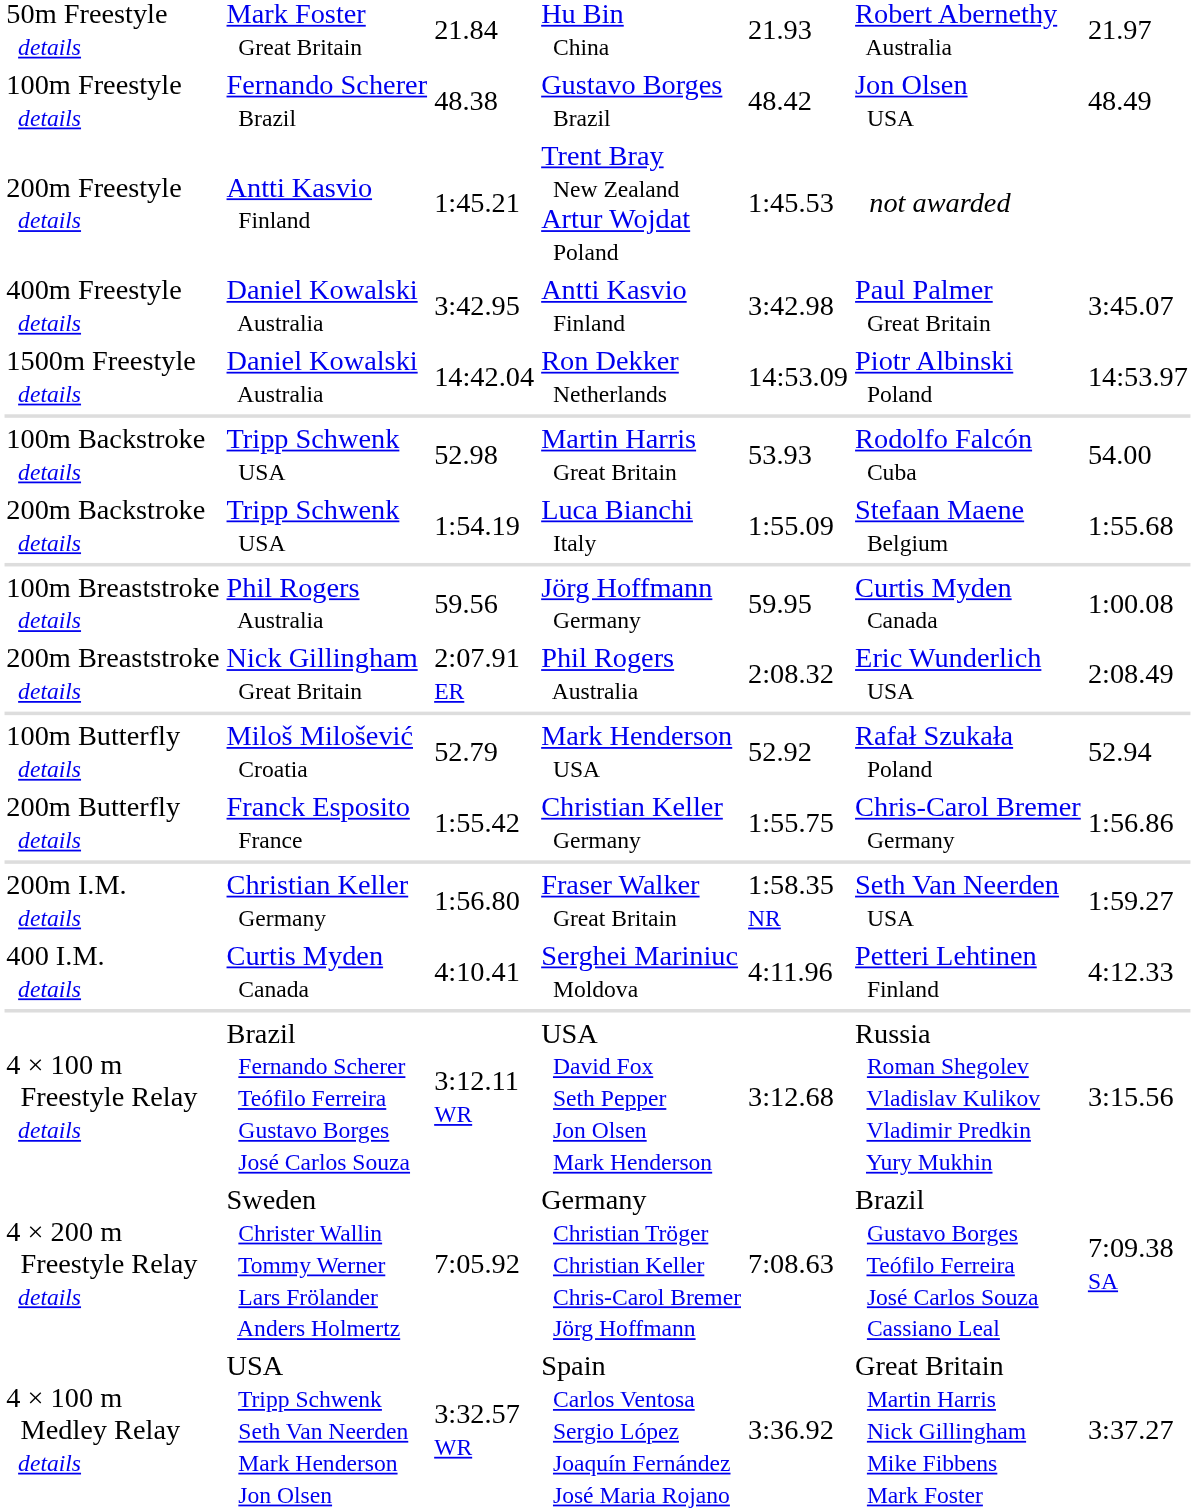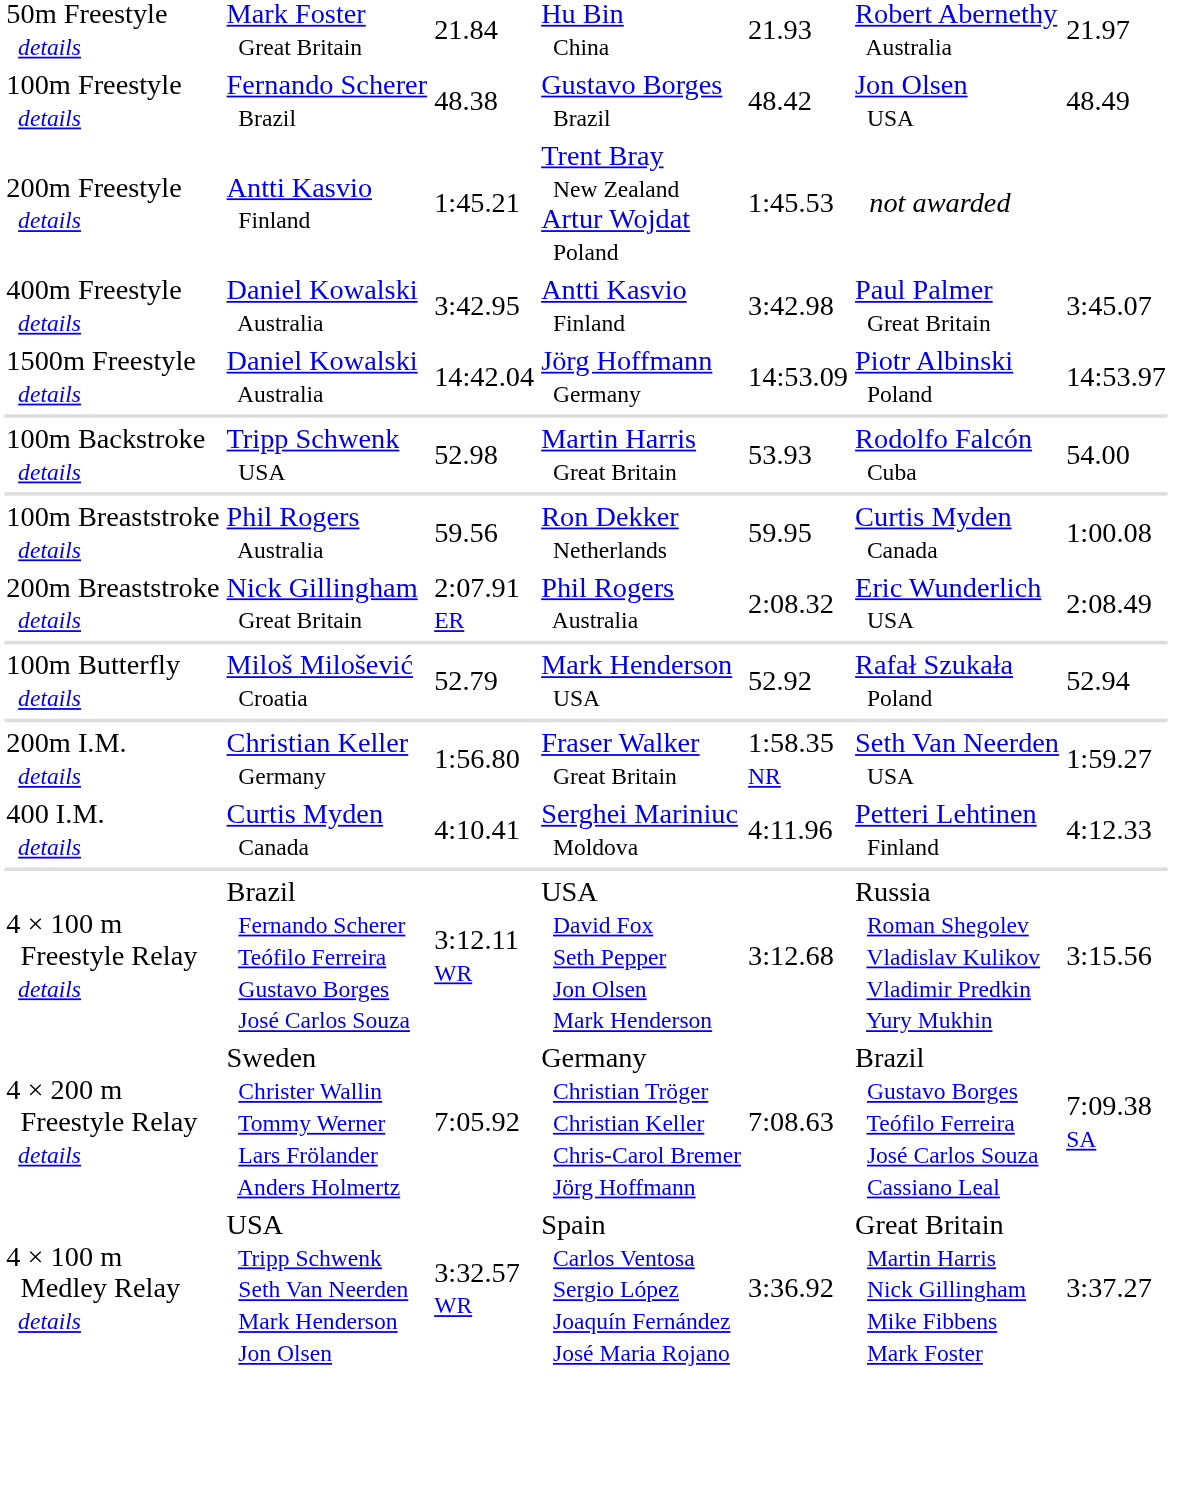(610, 376) Ron Dekker Netherlands -> (627, 376) Jörg Hoffmann Germany
- row: (106, 525)
(627, 603) Jörg Hoffmann Germany -> (610, 532) Ron Dekker Netherlands
- row: (93, 822)
